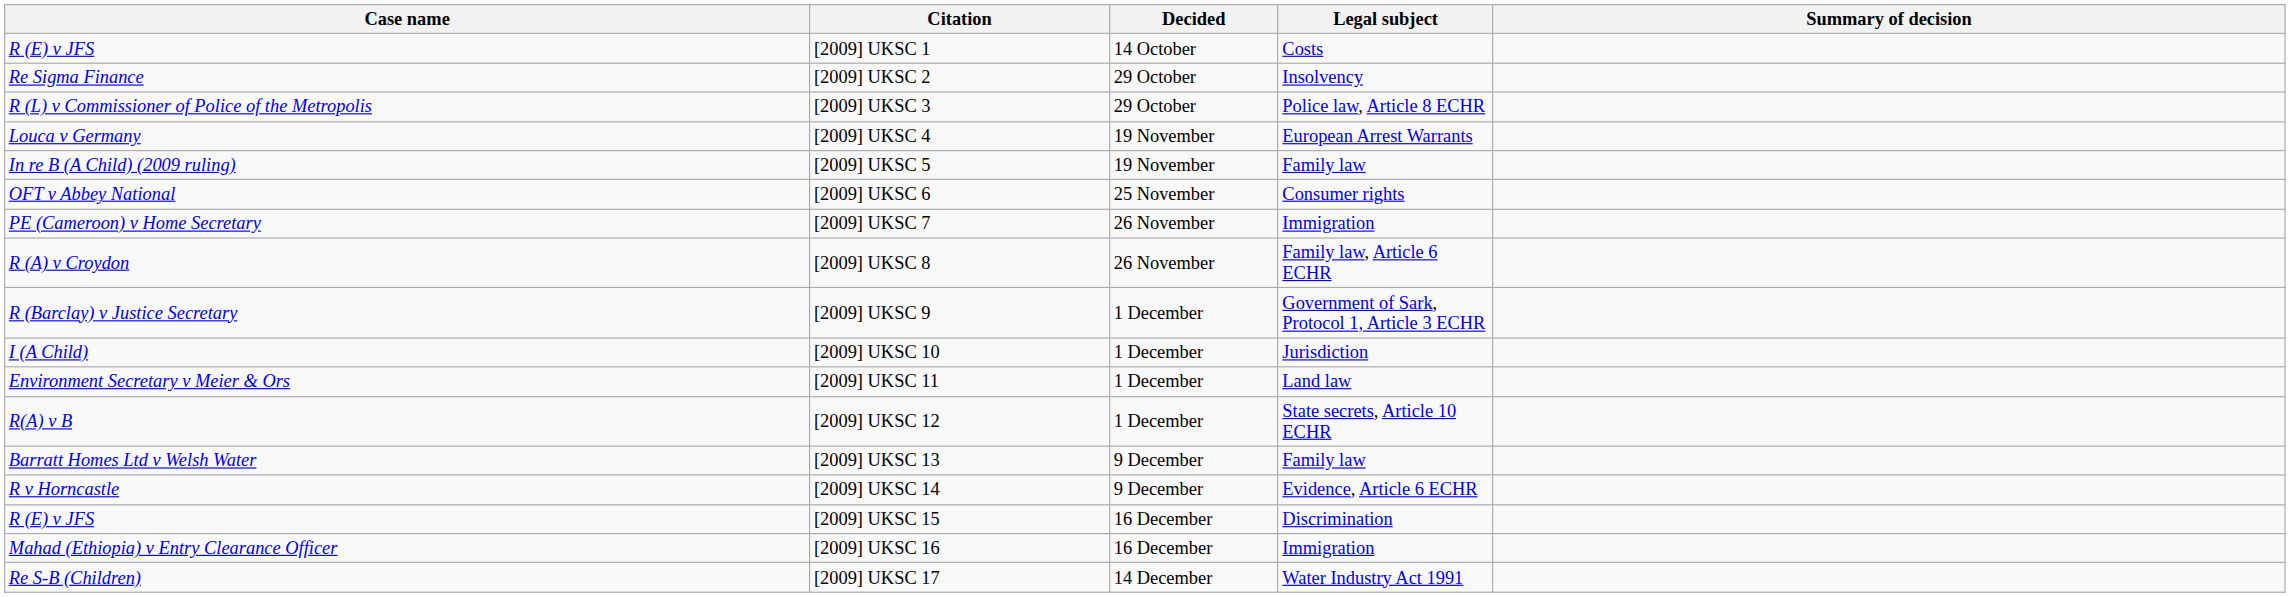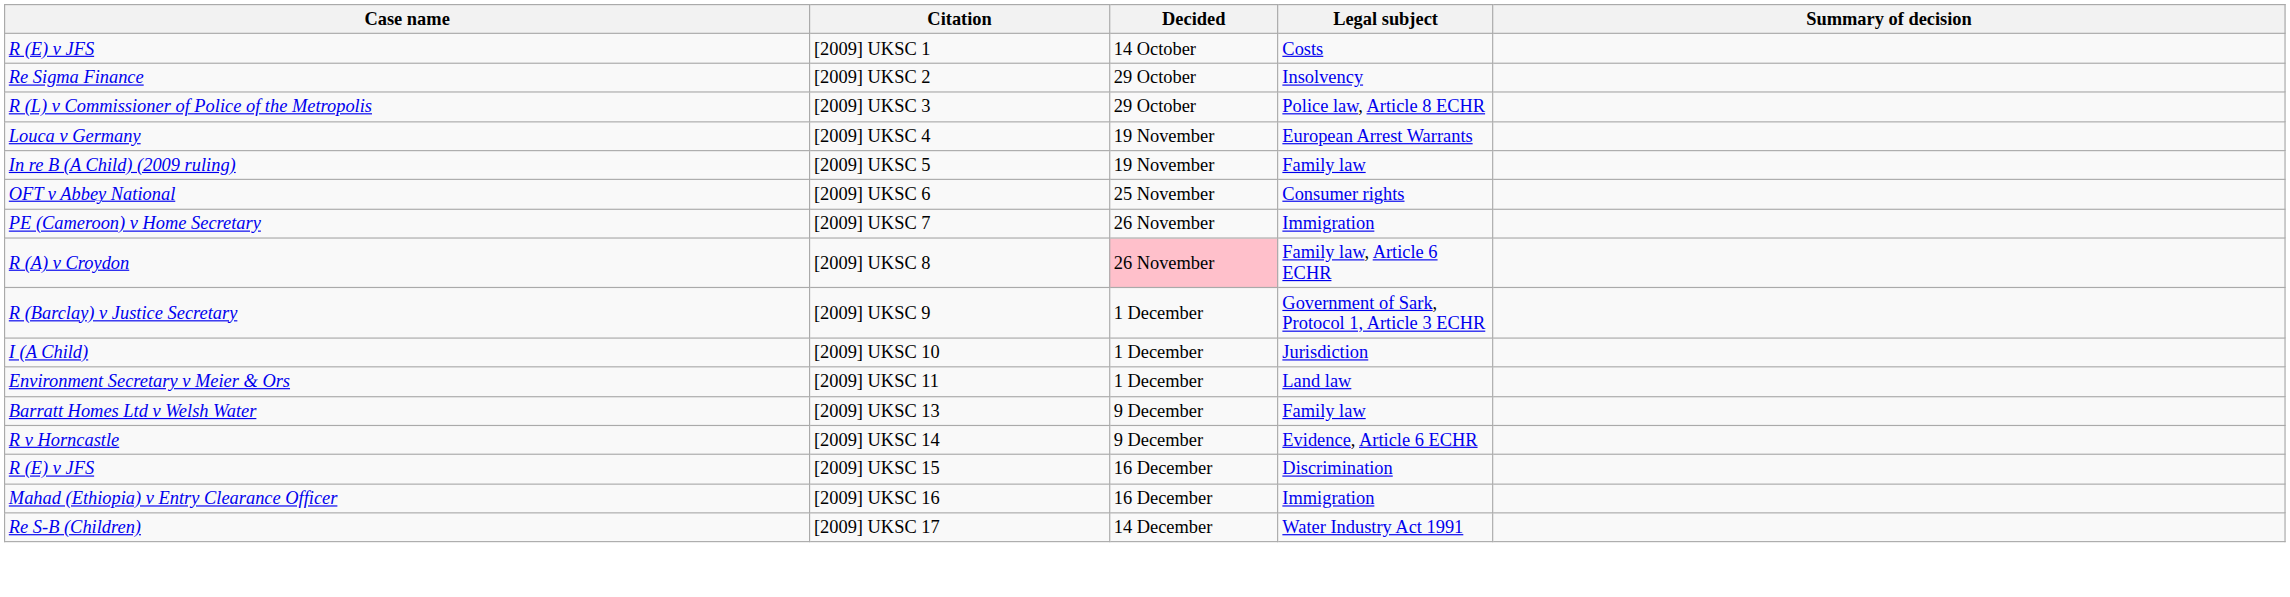(1164, 262) no background -> (1164, 262) pink background
- row: (877, 421)
